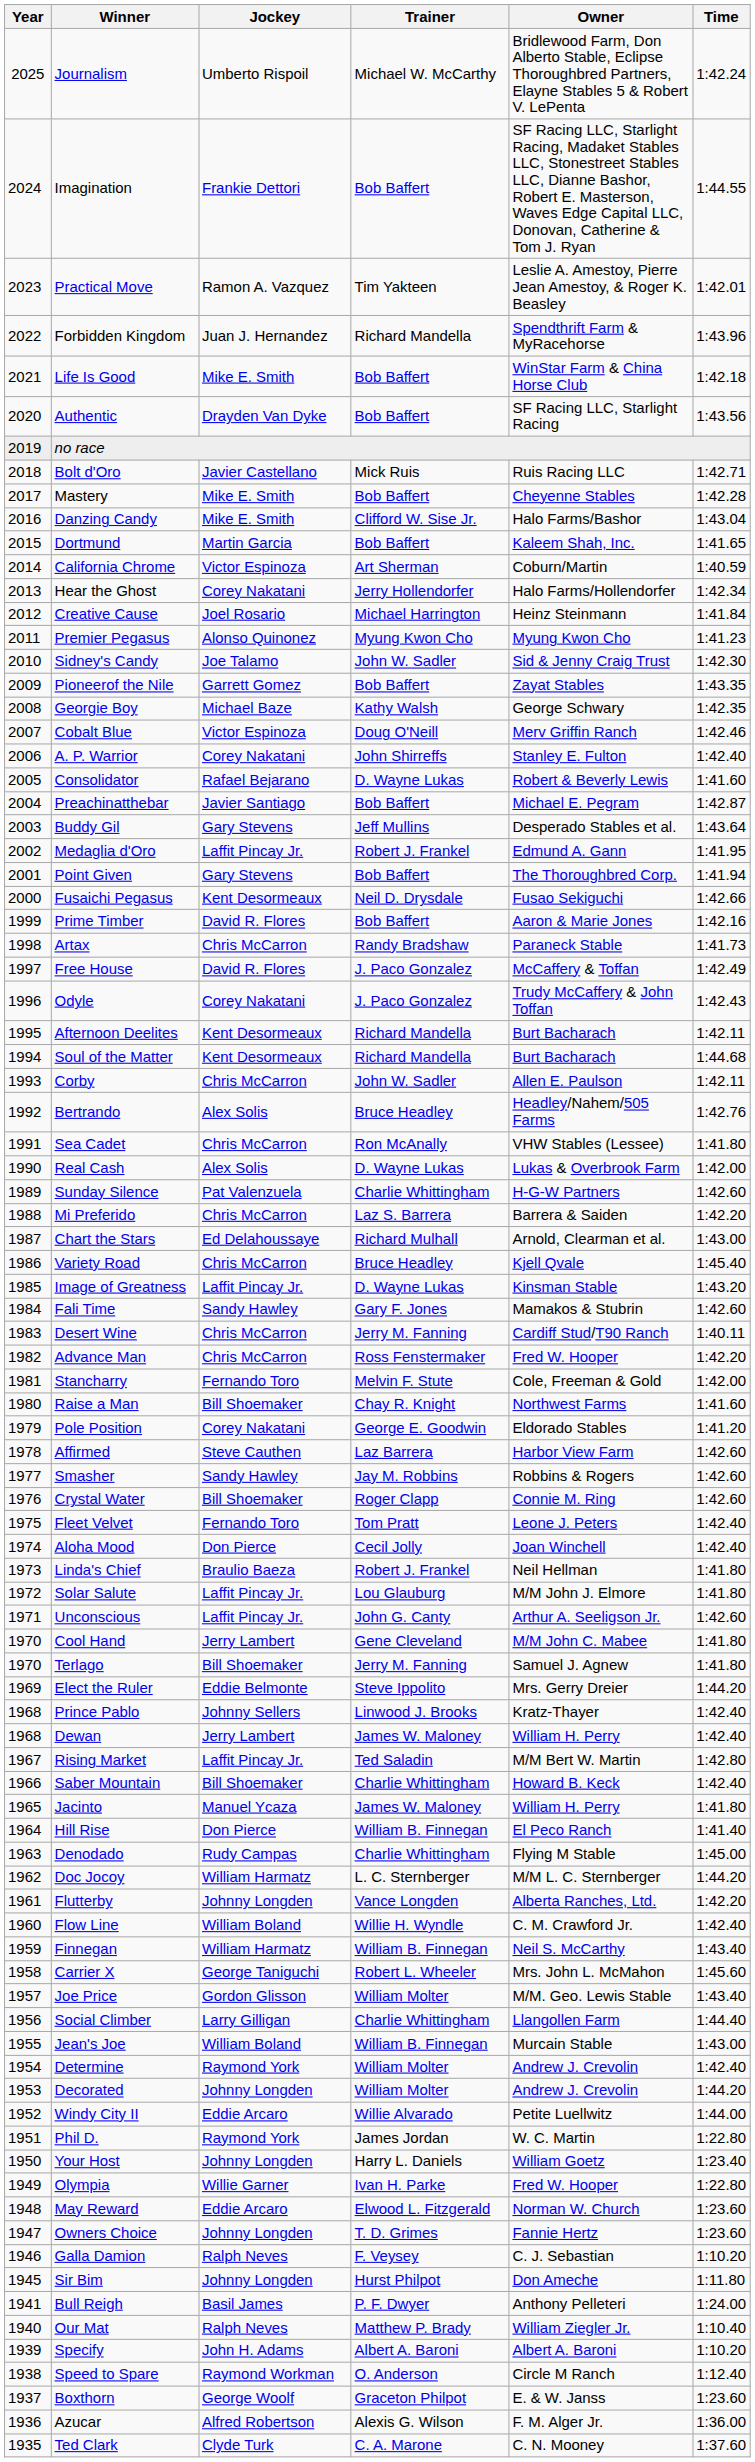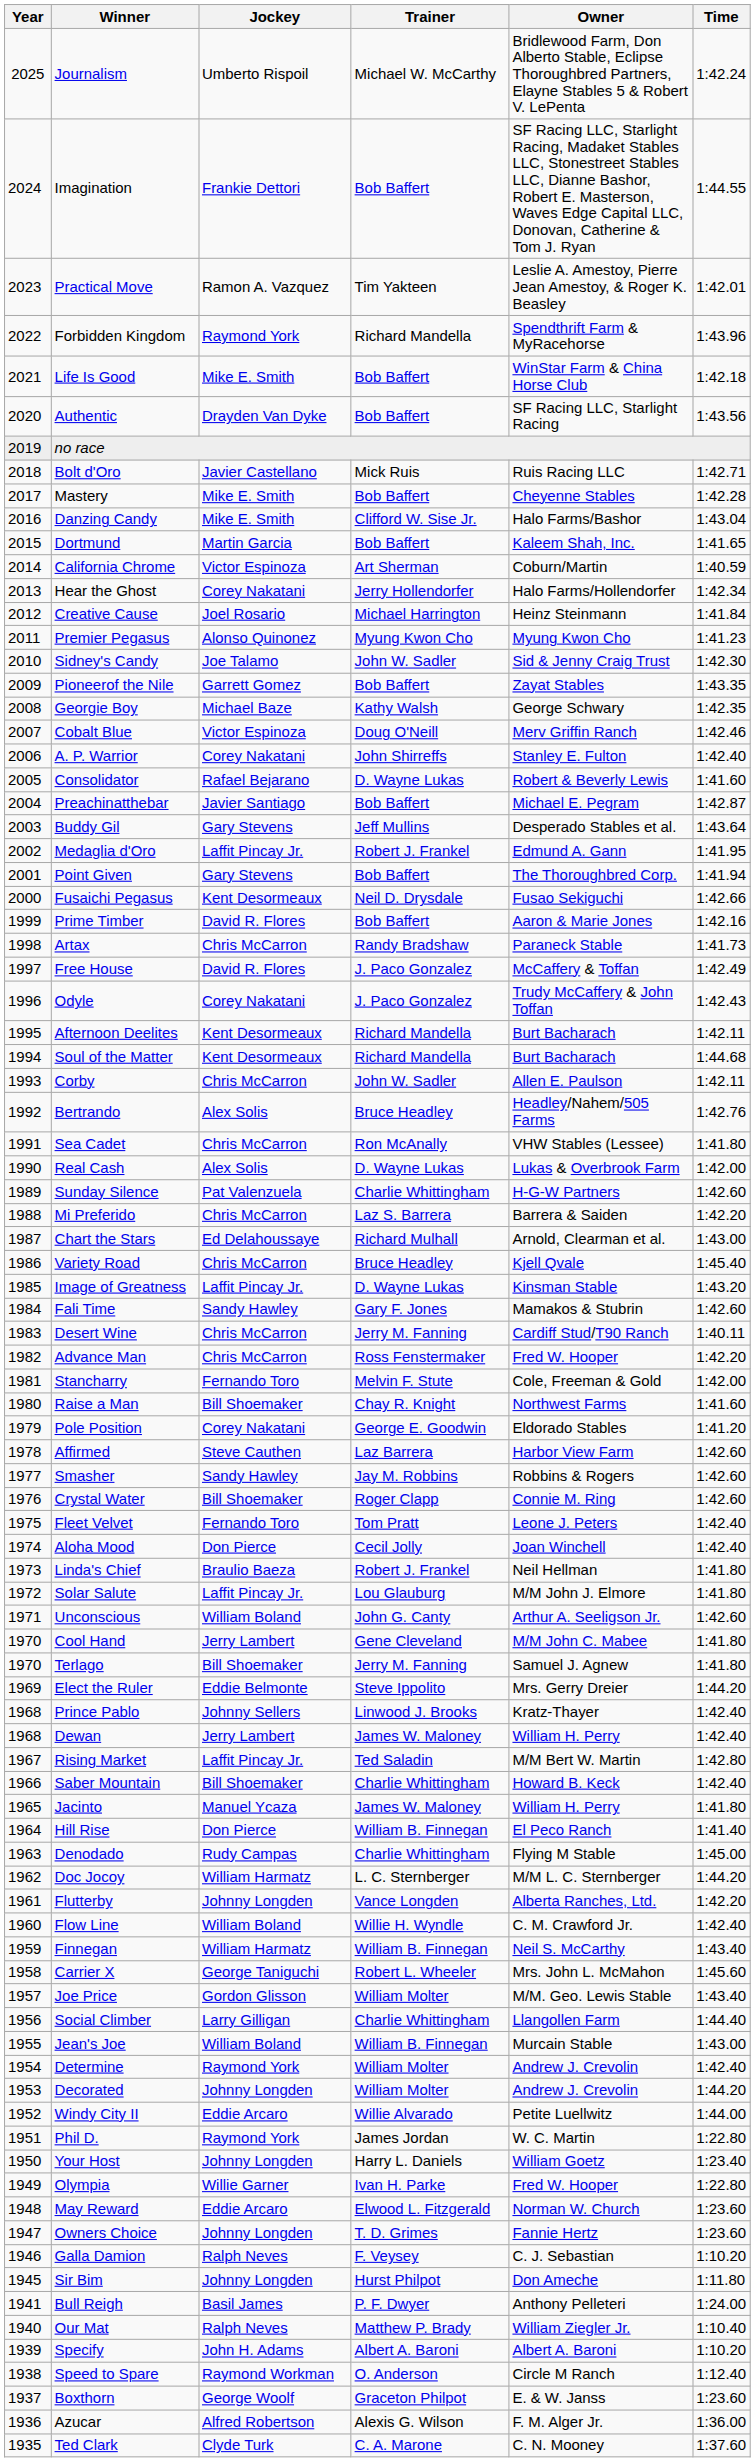(265, 336) Juan J. Hernandez -> (251, 336) Raymond York
(253, 1618) Laffit Pincay Jr. -> (251, 1618) William Boland
